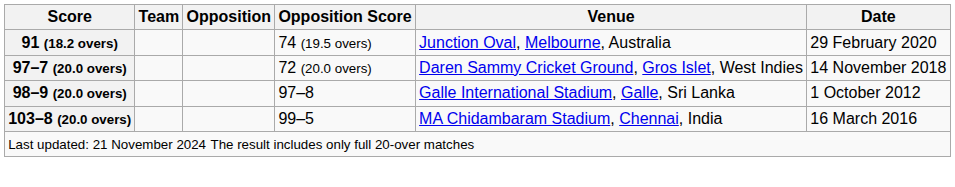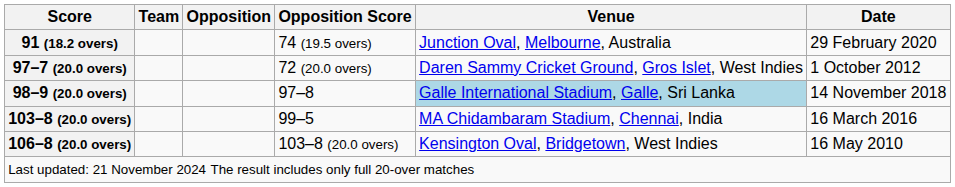(878, 67) 14 November 2018 -> (865, 67) 1 October 2012
(577, 93) no background -> (577, 93) lightblue background
(865, 93) 1 October 2012 -> (878, 93) 14 November 2018
+ row: (70, 144)
